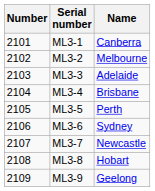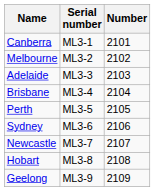columns swapped: (27, 19) <-> (122, 19)
